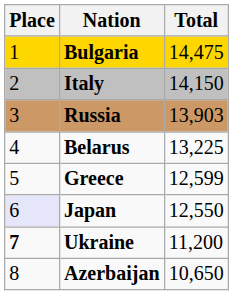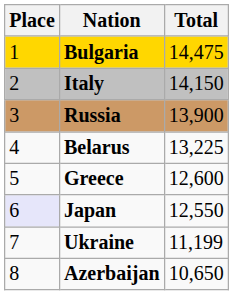(196, 115) 13,903 -> (196, 115) 13,900
(196, 178) 12,599 -> (196, 178) 12,600
(14, 242) bold -> (14, 242) normal
(196, 242) 11,200 -> (196, 242) 11,199
